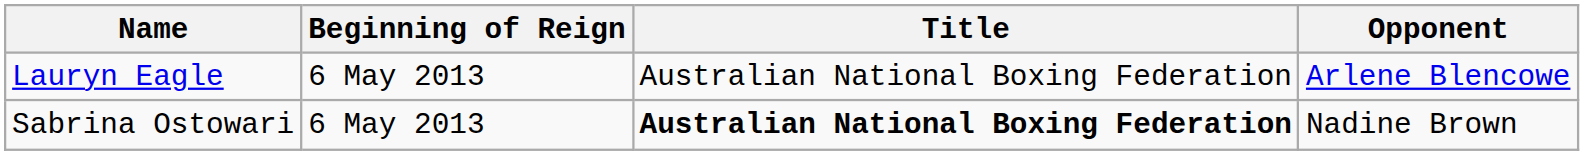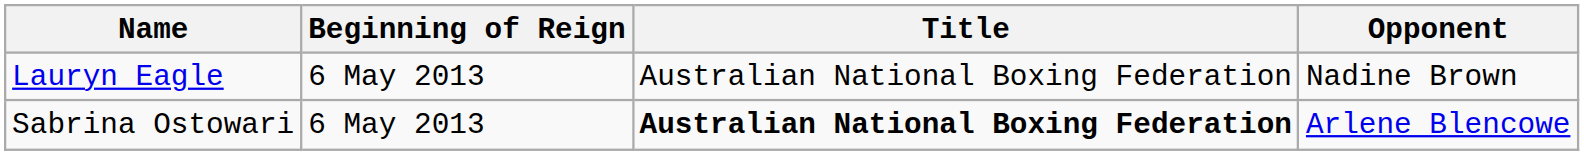(1438, 77) Arlene Blencowe -> (1412, 77) Nadine Brown
(1412, 125) Nadine Brown -> (1438, 125) Arlene Blencowe
